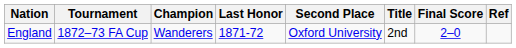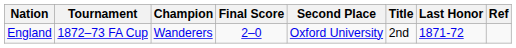columns swapped: (450, 14) <-> (251, 14)
